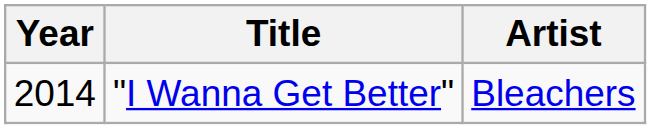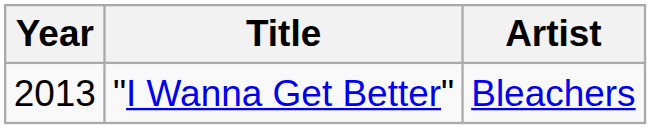(55, 92) 2014 -> (55, 92) 2013
